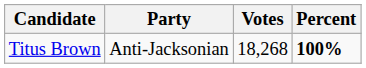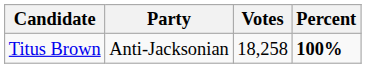(263, 48) 18,268 -> (263, 48) 18,258
